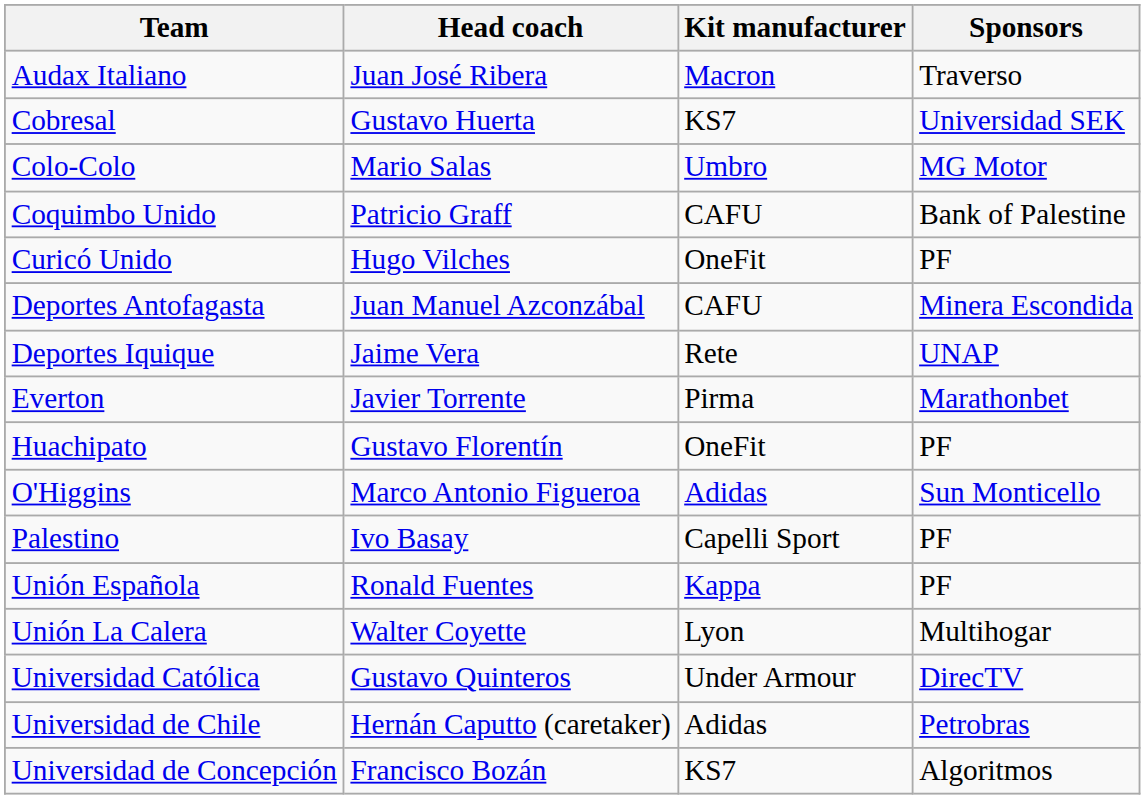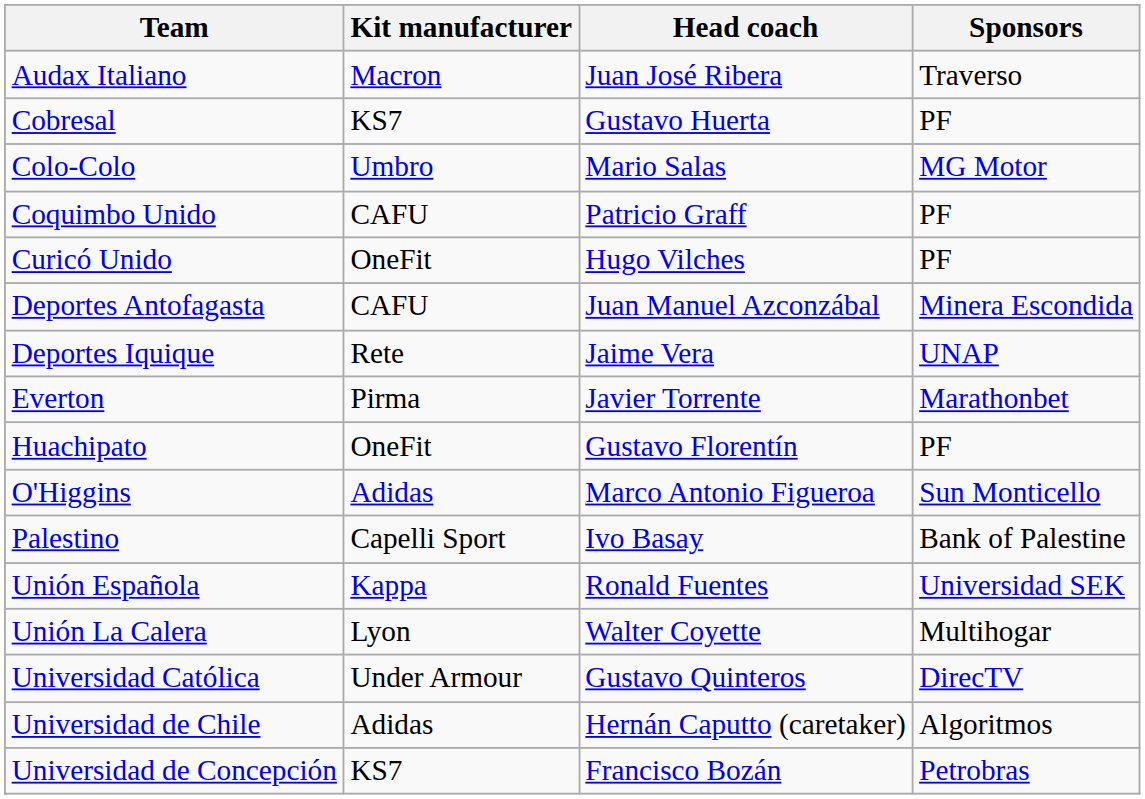columns swapped: (511, 27) <-> (795, 27)
(1022, 120) Universidad SEK -> (935, 120) PF
(1022, 213) Bank of Palestine -> (935, 213) PF
(935, 538) PF -> (1022, 538) Bank of Palestine
(935, 584) PF -> (1022, 584) Universidad SEK
(974, 724) Petrobras -> (986, 724) Algoritmos
(986, 770) Algoritmos -> (974, 770) Petrobras
